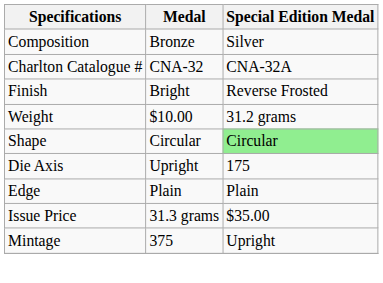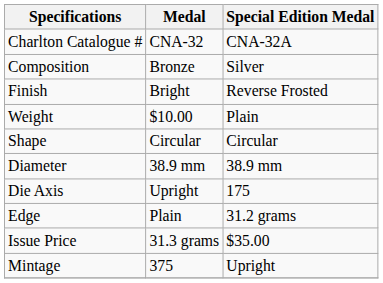rows swapped: (75, 66) <-> (49, 41)
(261, 116) 31.2 grams -> (242, 116) Plain
(252, 141) lightgreen background -> (252, 141) no background
+ row: (37, 166)
(242, 191) Plain -> (261, 215) 31.2 grams
